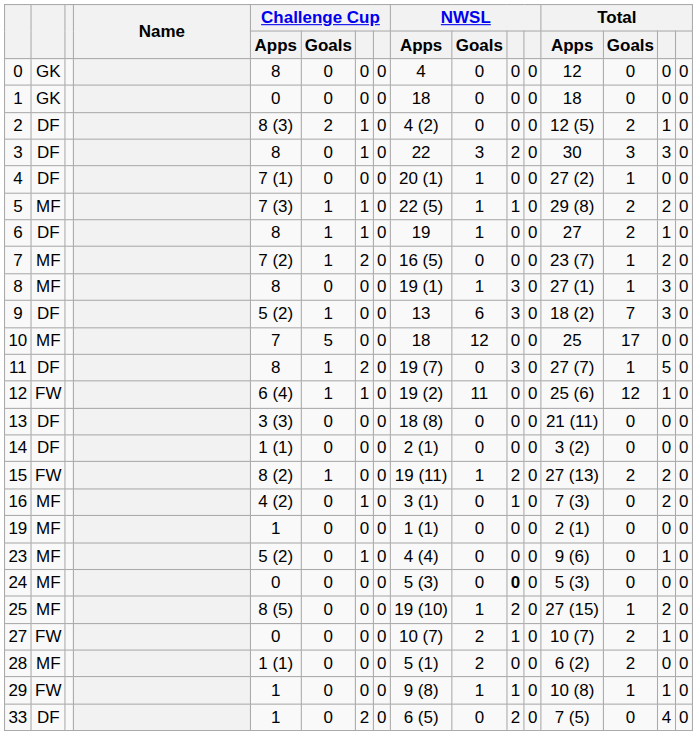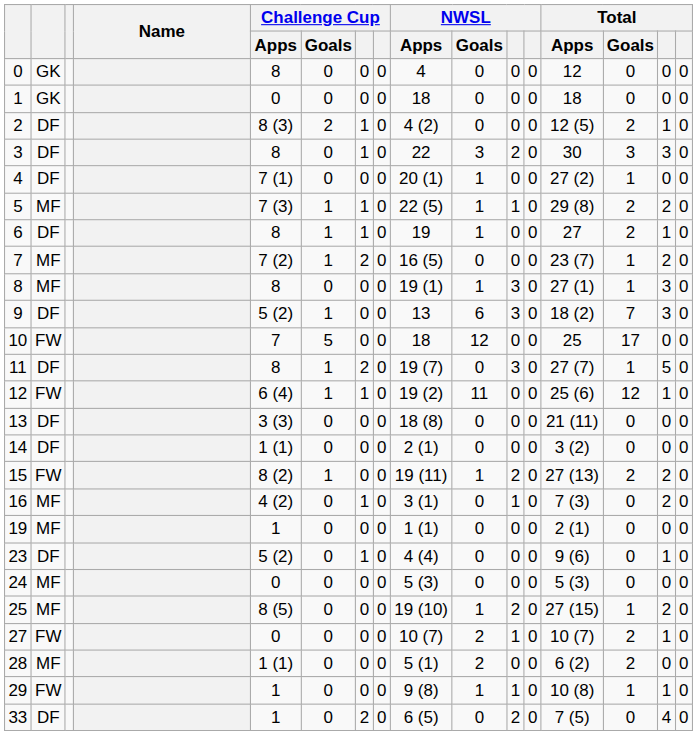(48, 340) MF -> (48, 340) FW
(48, 555) MF -> (48, 555) DF
(515, 582) bold -> (515, 582) normal
